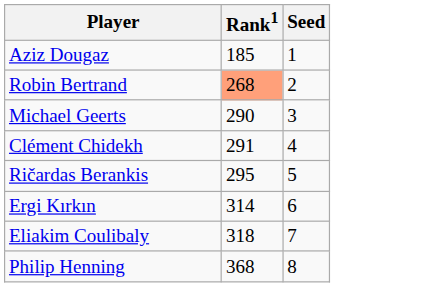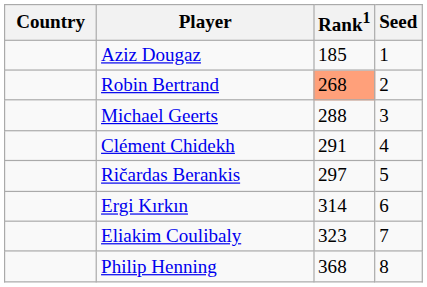+ column: (51, 22)
(240, 115) 290 -> (332, 115) 288
(240, 175) 295 -> (332, 175) 297
(240, 236) 318 -> (332, 236) 323
